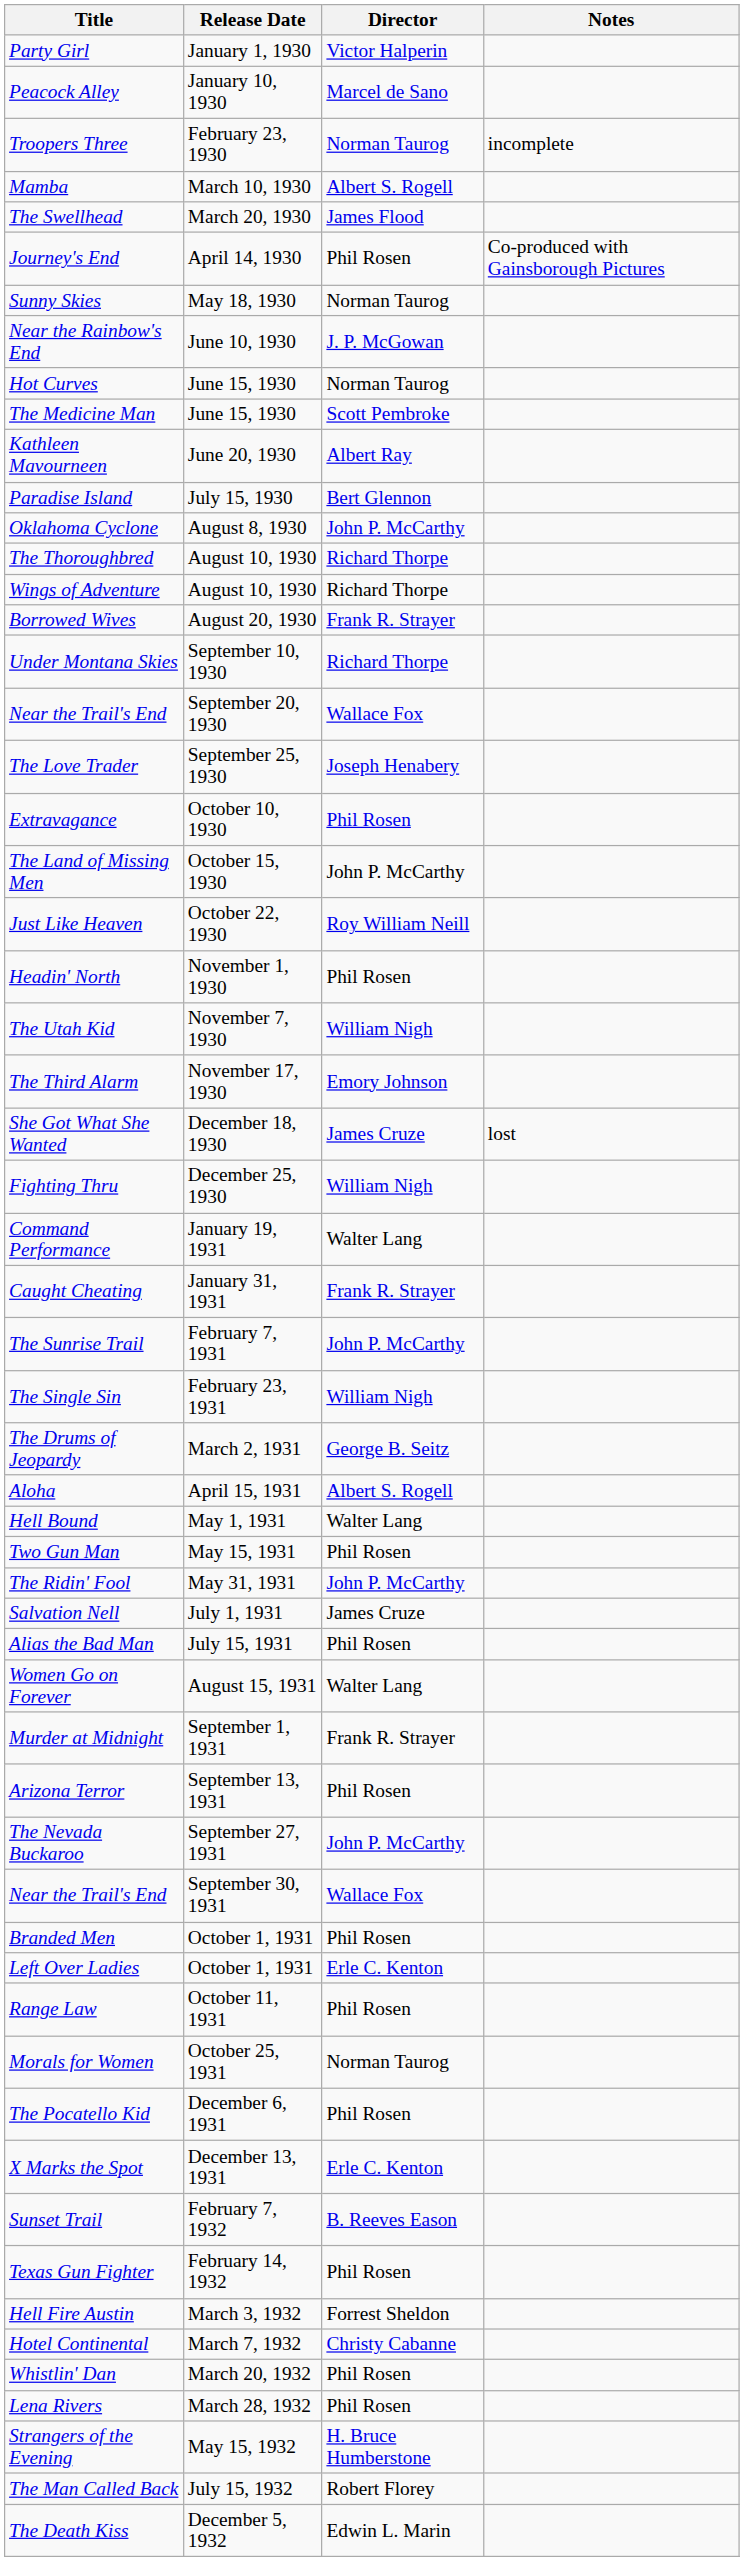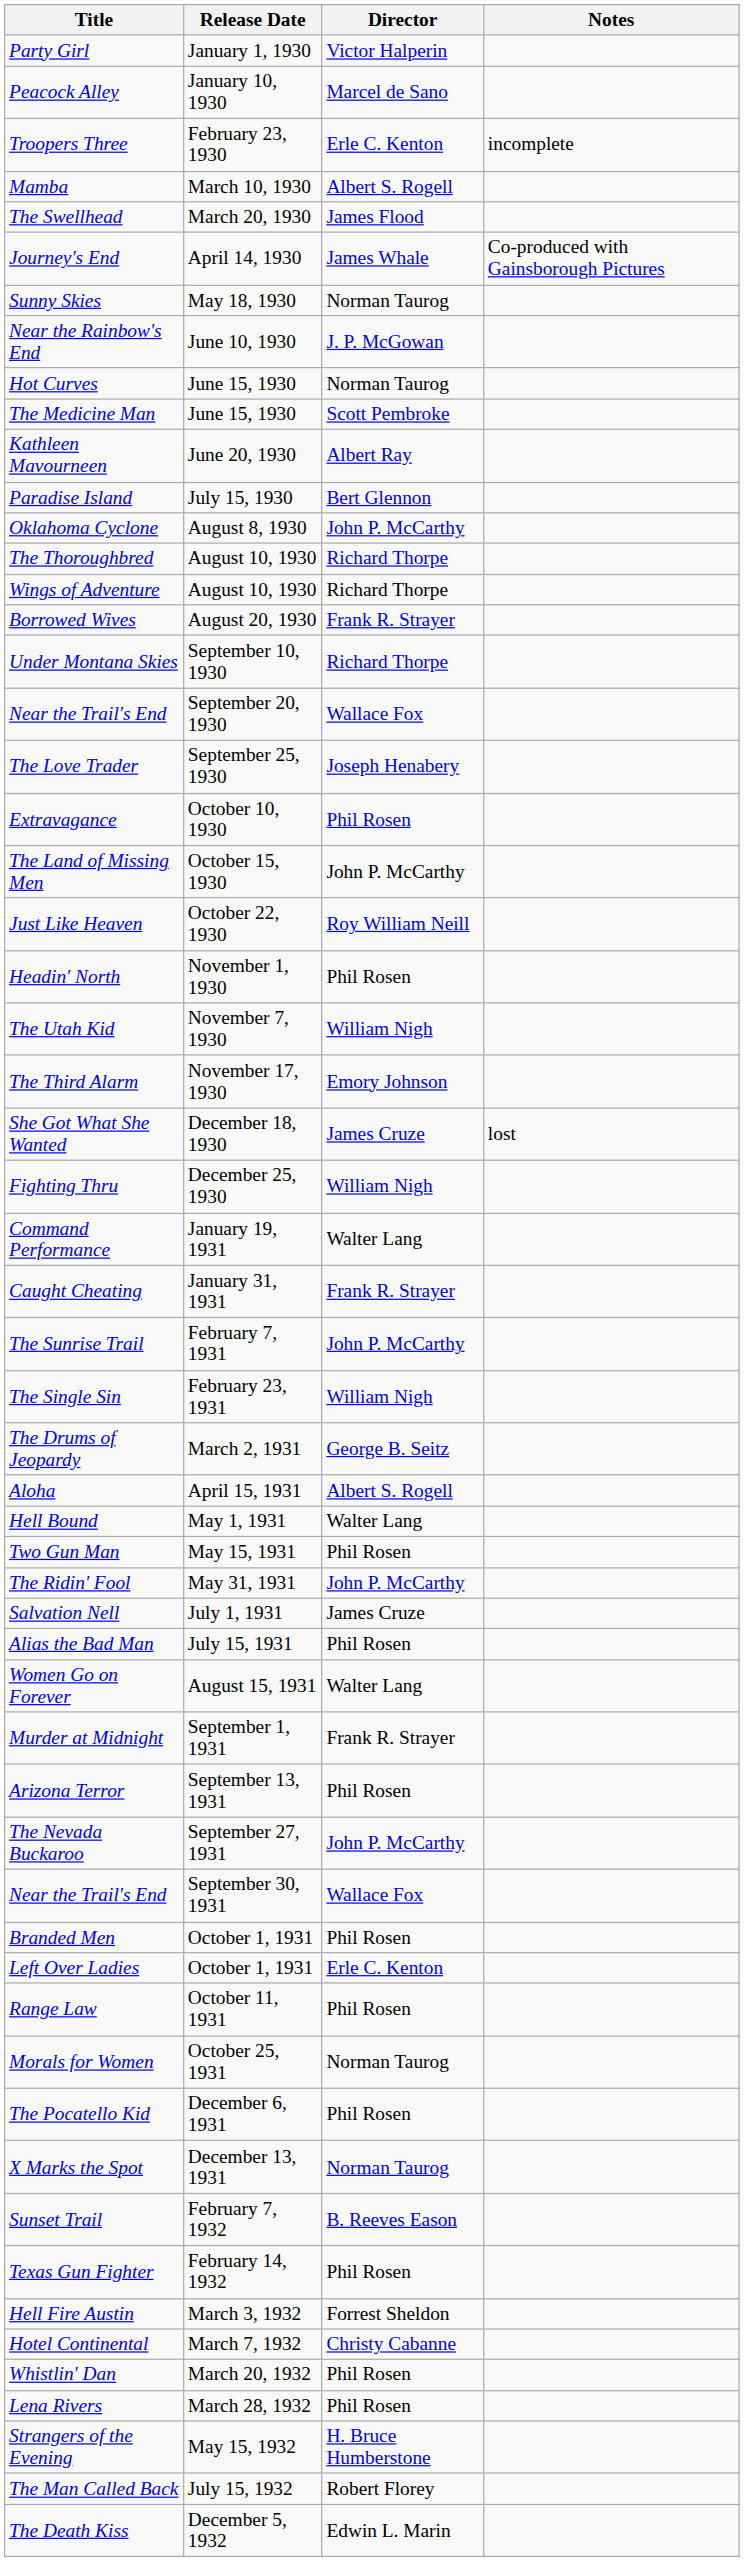(388, 144) Norman Taurog -> (385, 144) Erle C. Kenton
(369, 258) Phil Rosen -> (378, 258) James Whale
(385, 2166) Erle C. Kenton -> (388, 2166) Norman Taurog
